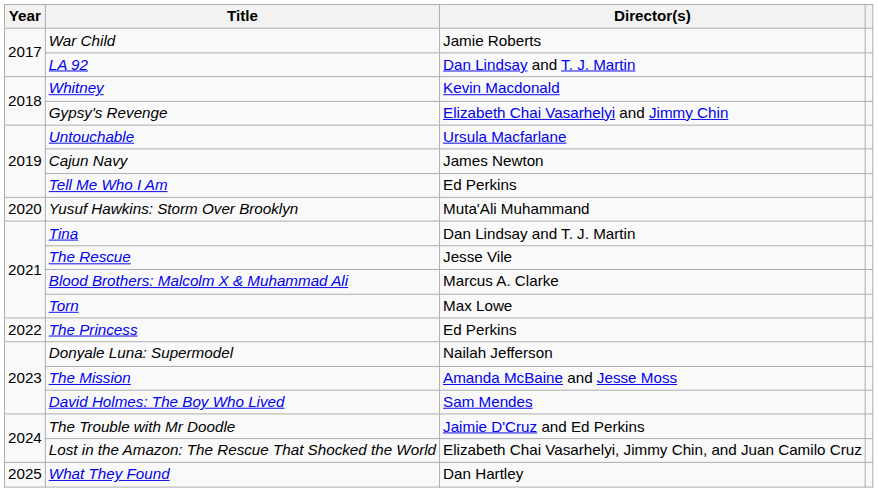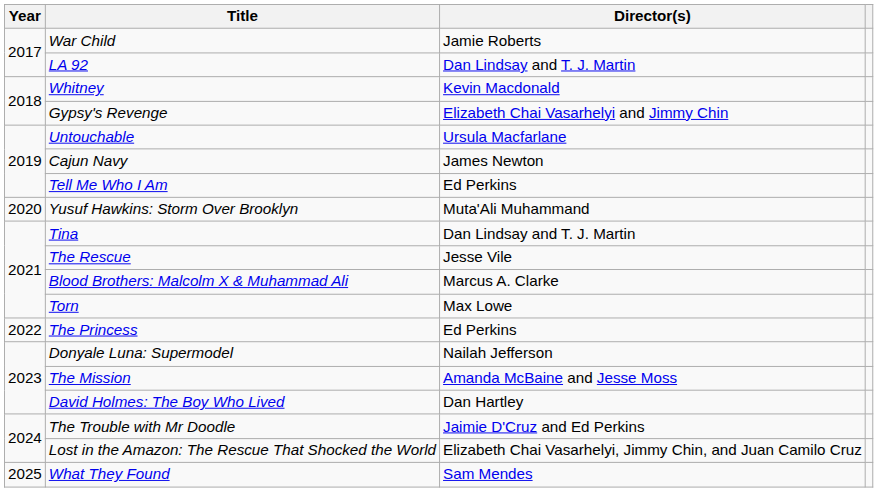(488, 402) Sam Mendes -> (483, 402) Dan Hartley
(483, 474) Dan Hartley -> (488, 474) Sam Mendes
